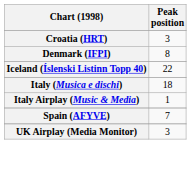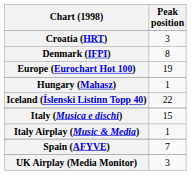+ row: (77, 69)
+ row: (77, 85)
(168, 85) 18 -> (168, 116) 15
